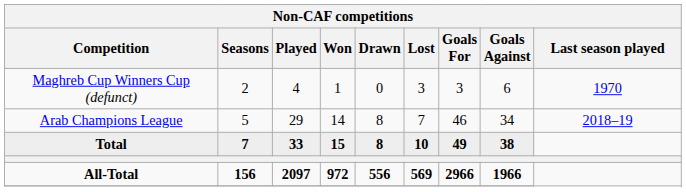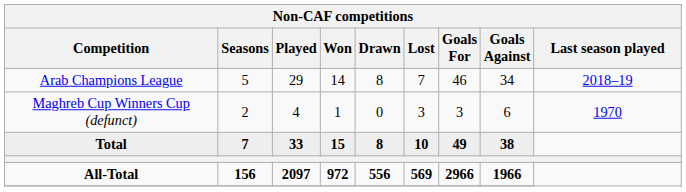rows swapped: (111, 120) <-> (111, 88)
